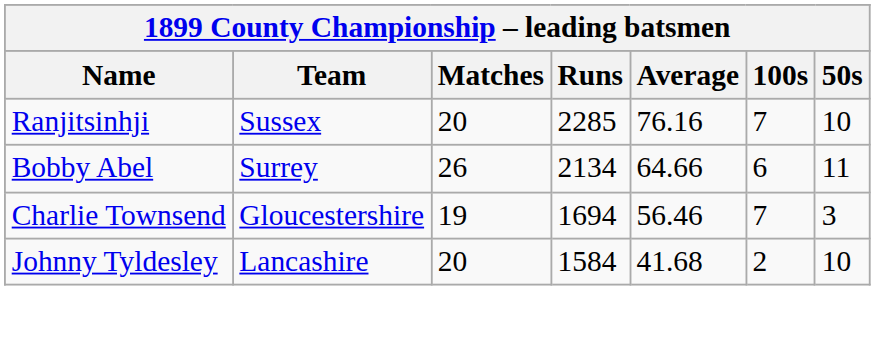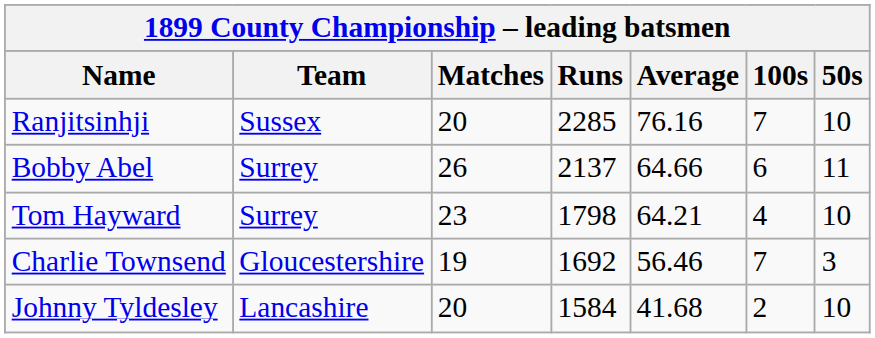(587, 167) 2134 -> (587, 167) 2137
+ row: (96, 214)
(587, 214) 1694 -> (587, 261) 1692
